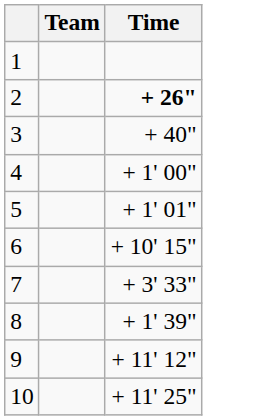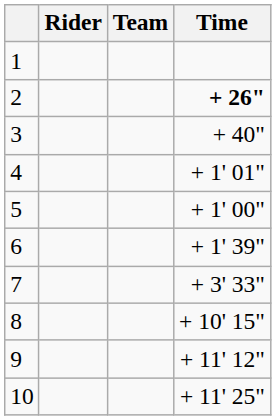+ column: (73, 23)
(160, 172) + 1' 00" -> (228, 172) + 1' 01"
(160, 209) + 1' 01" -> (228, 209) + 1' 00"
(154, 246) + 10' 15" -> (228, 246) + 1' 39"
(160, 321) + 1' 39" -> (222, 321) + 10' 15"
